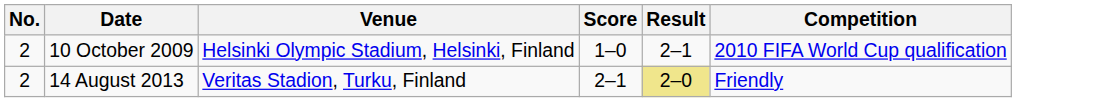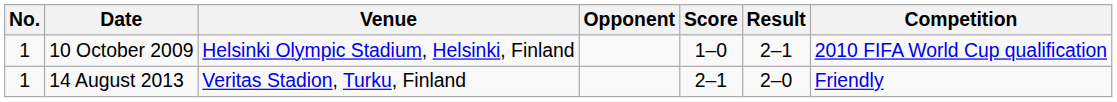+ column: (629, 19)
(25, 50) 2 -> (25, 50) 1
(25, 81) 2 -> (25, 81) 1
(676, 81) khaki background -> (776, 81) no background
